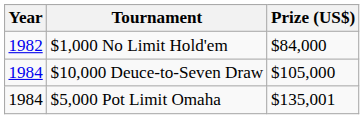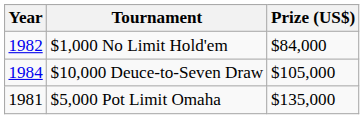(26, 99) 1984 -> (26, 99) 1981
(303, 99) $135,001 -> (303, 99) $135,000
